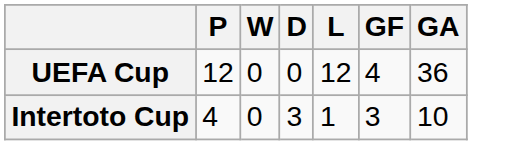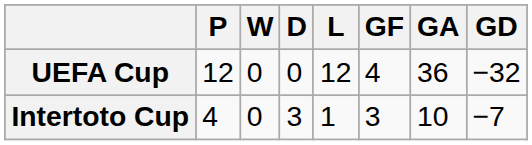+ column: (497, 26)
